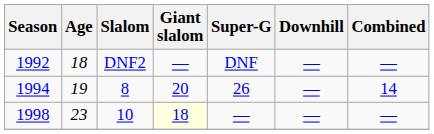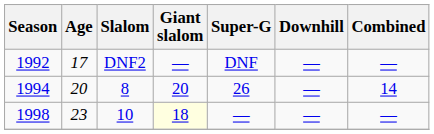(79, 62) 18 -> (79, 62) 17
(79, 89) 19 -> (79, 89) 20
